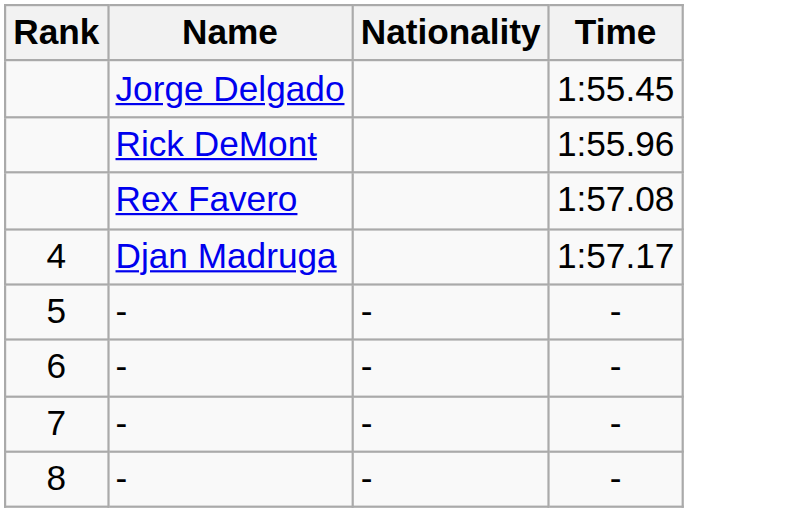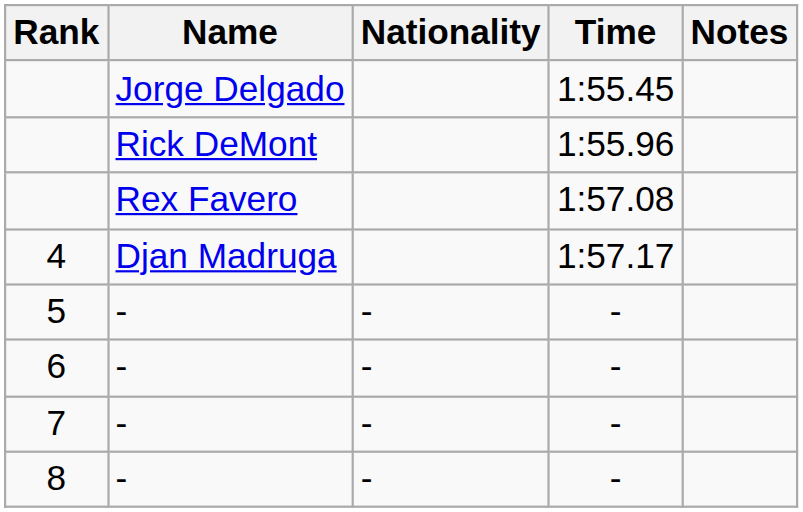+ column: (739, 32)
